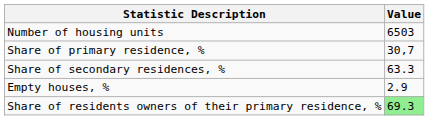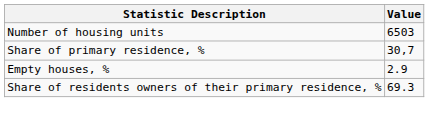- row: (116, 69)
(401, 106) lightgreen background -> (401, 87) no background
